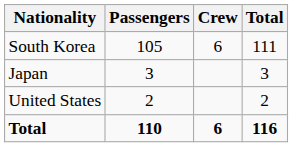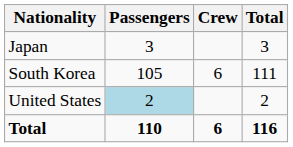rows swapped: (52, 45) <-> (28, 73)
(149, 100) no background -> (149, 100) lightblue background
